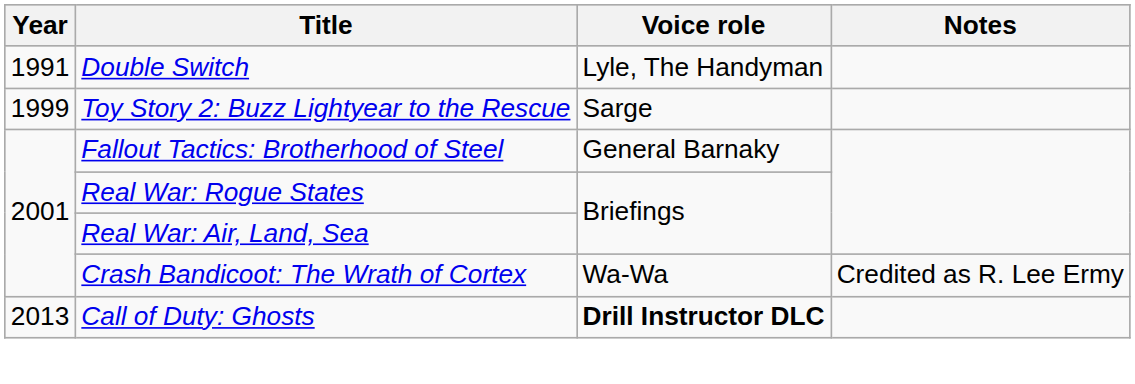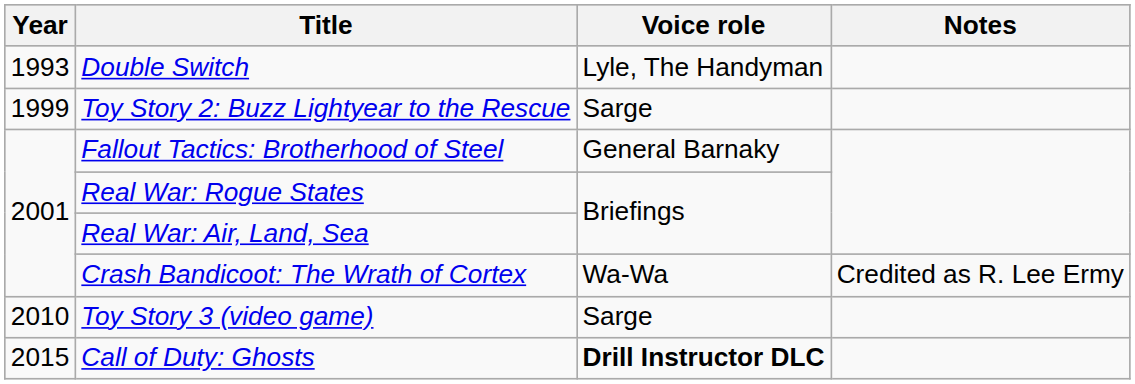(40, 66) 1991 -> (40, 66) 1993
+ row: (227, 316)
(40, 316) 2013 -> (40, 358) 2015
